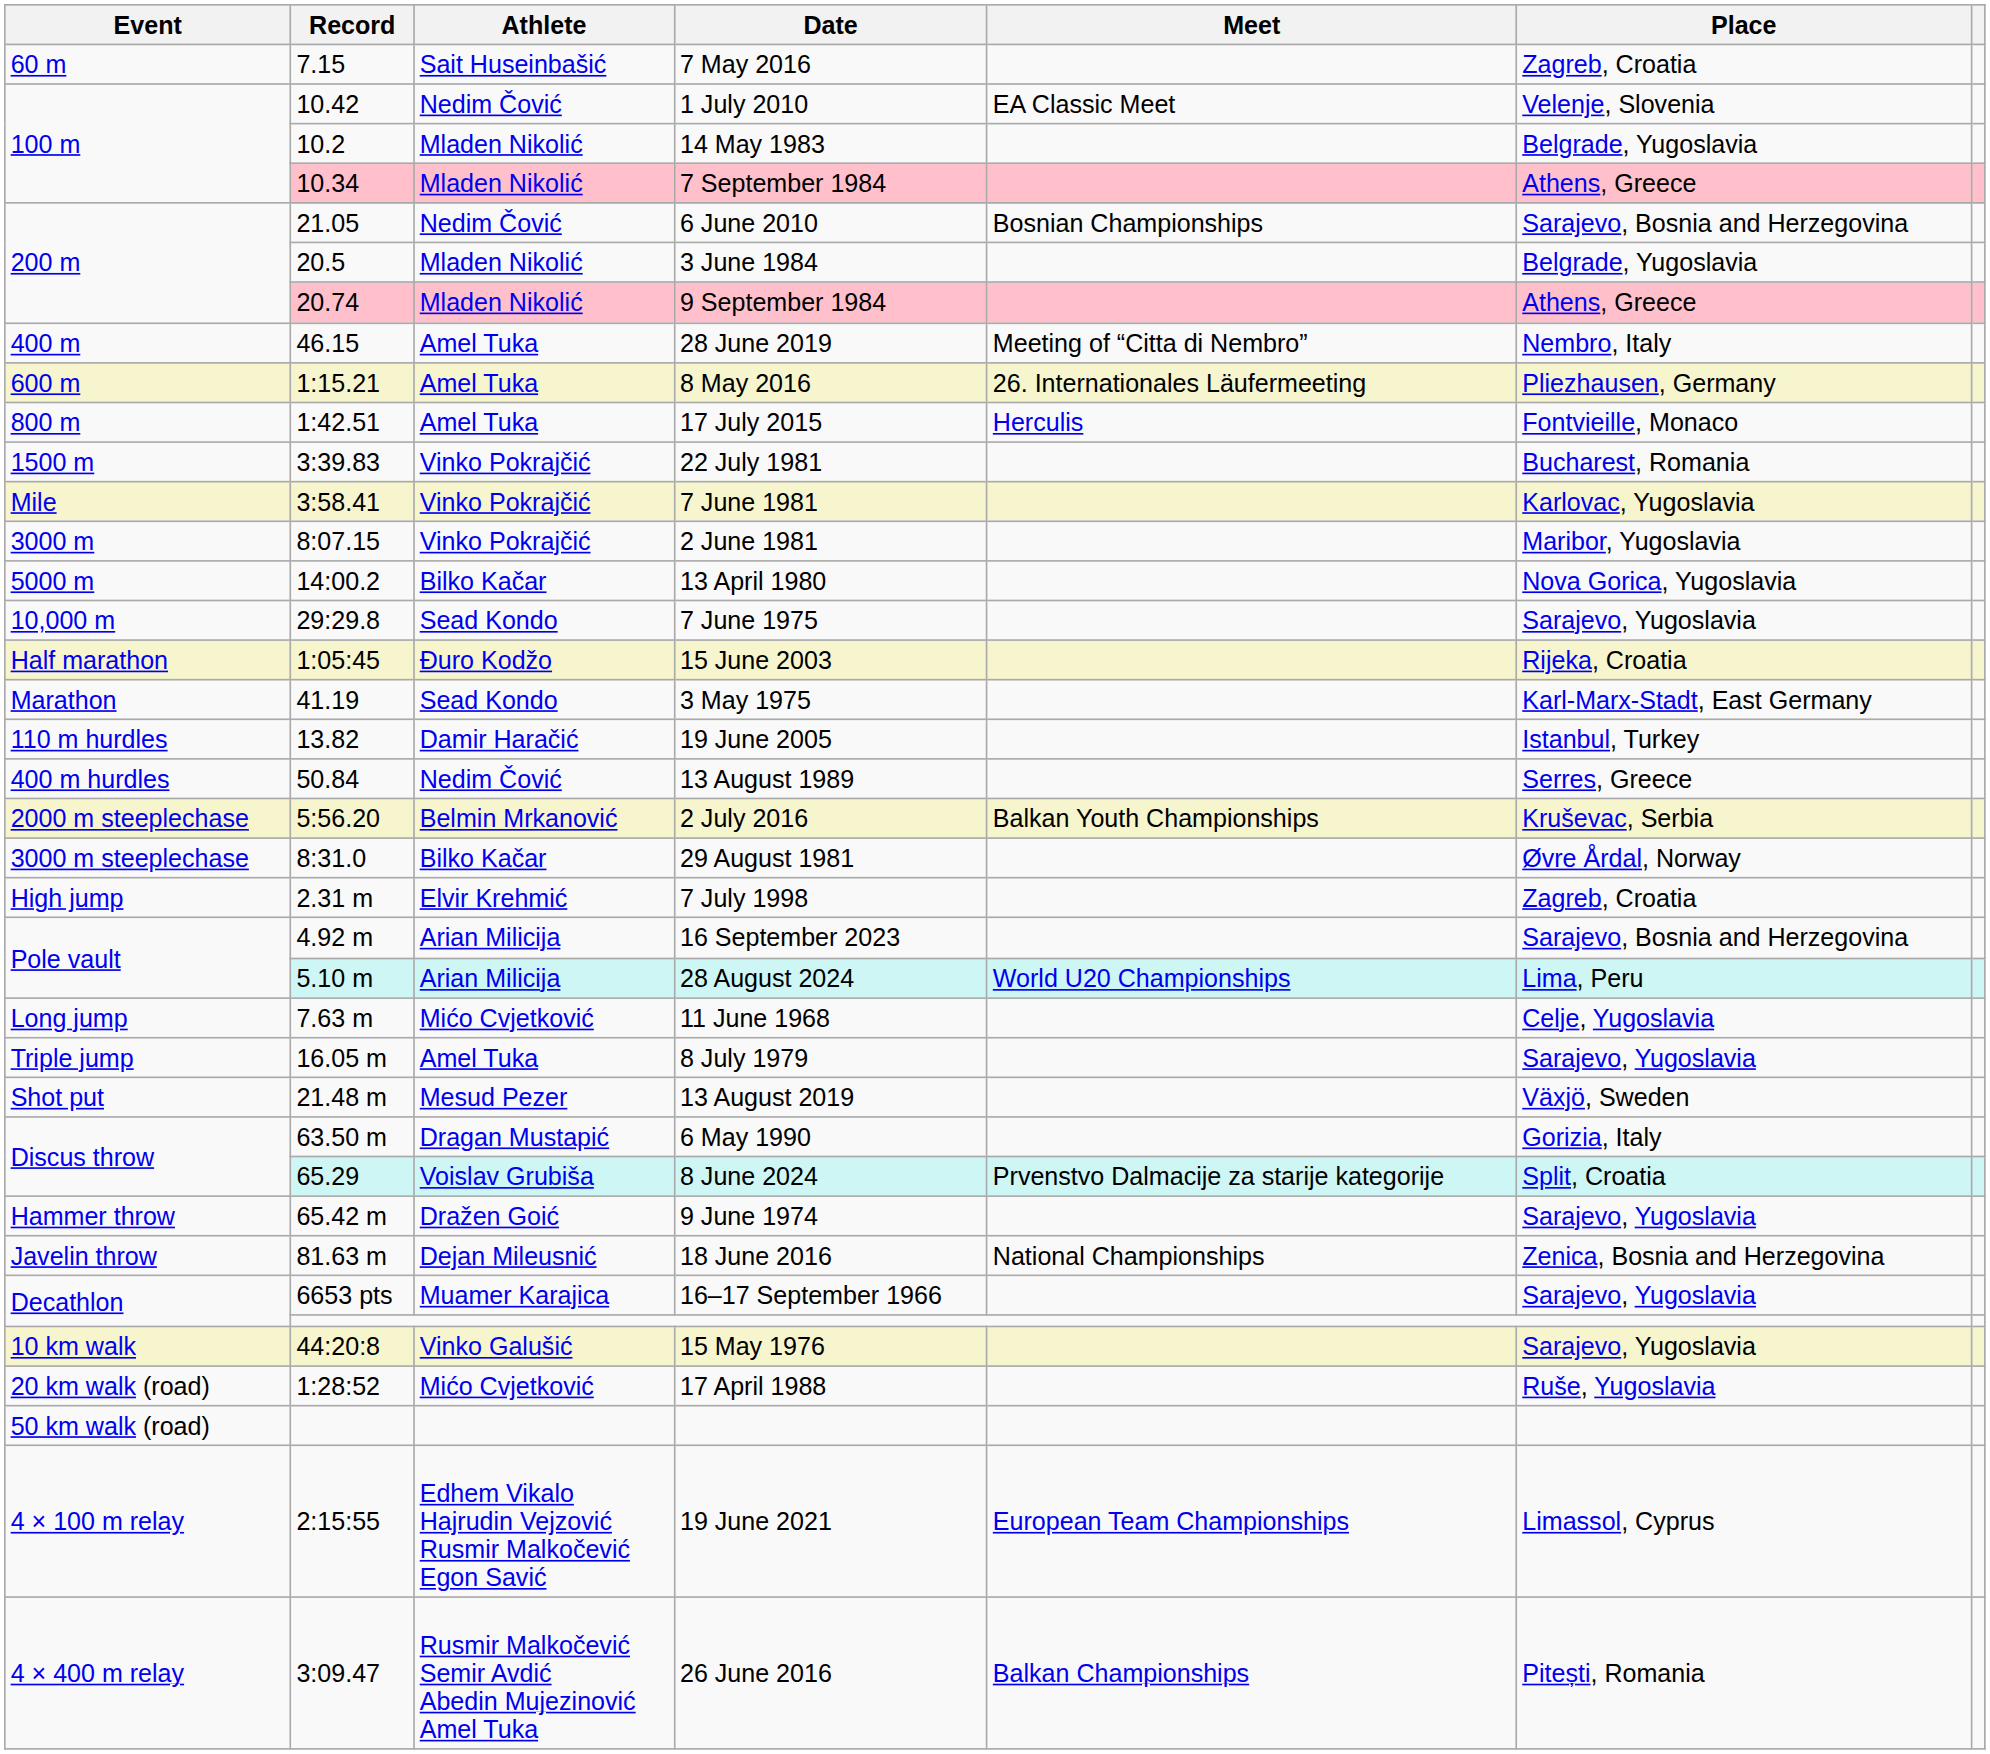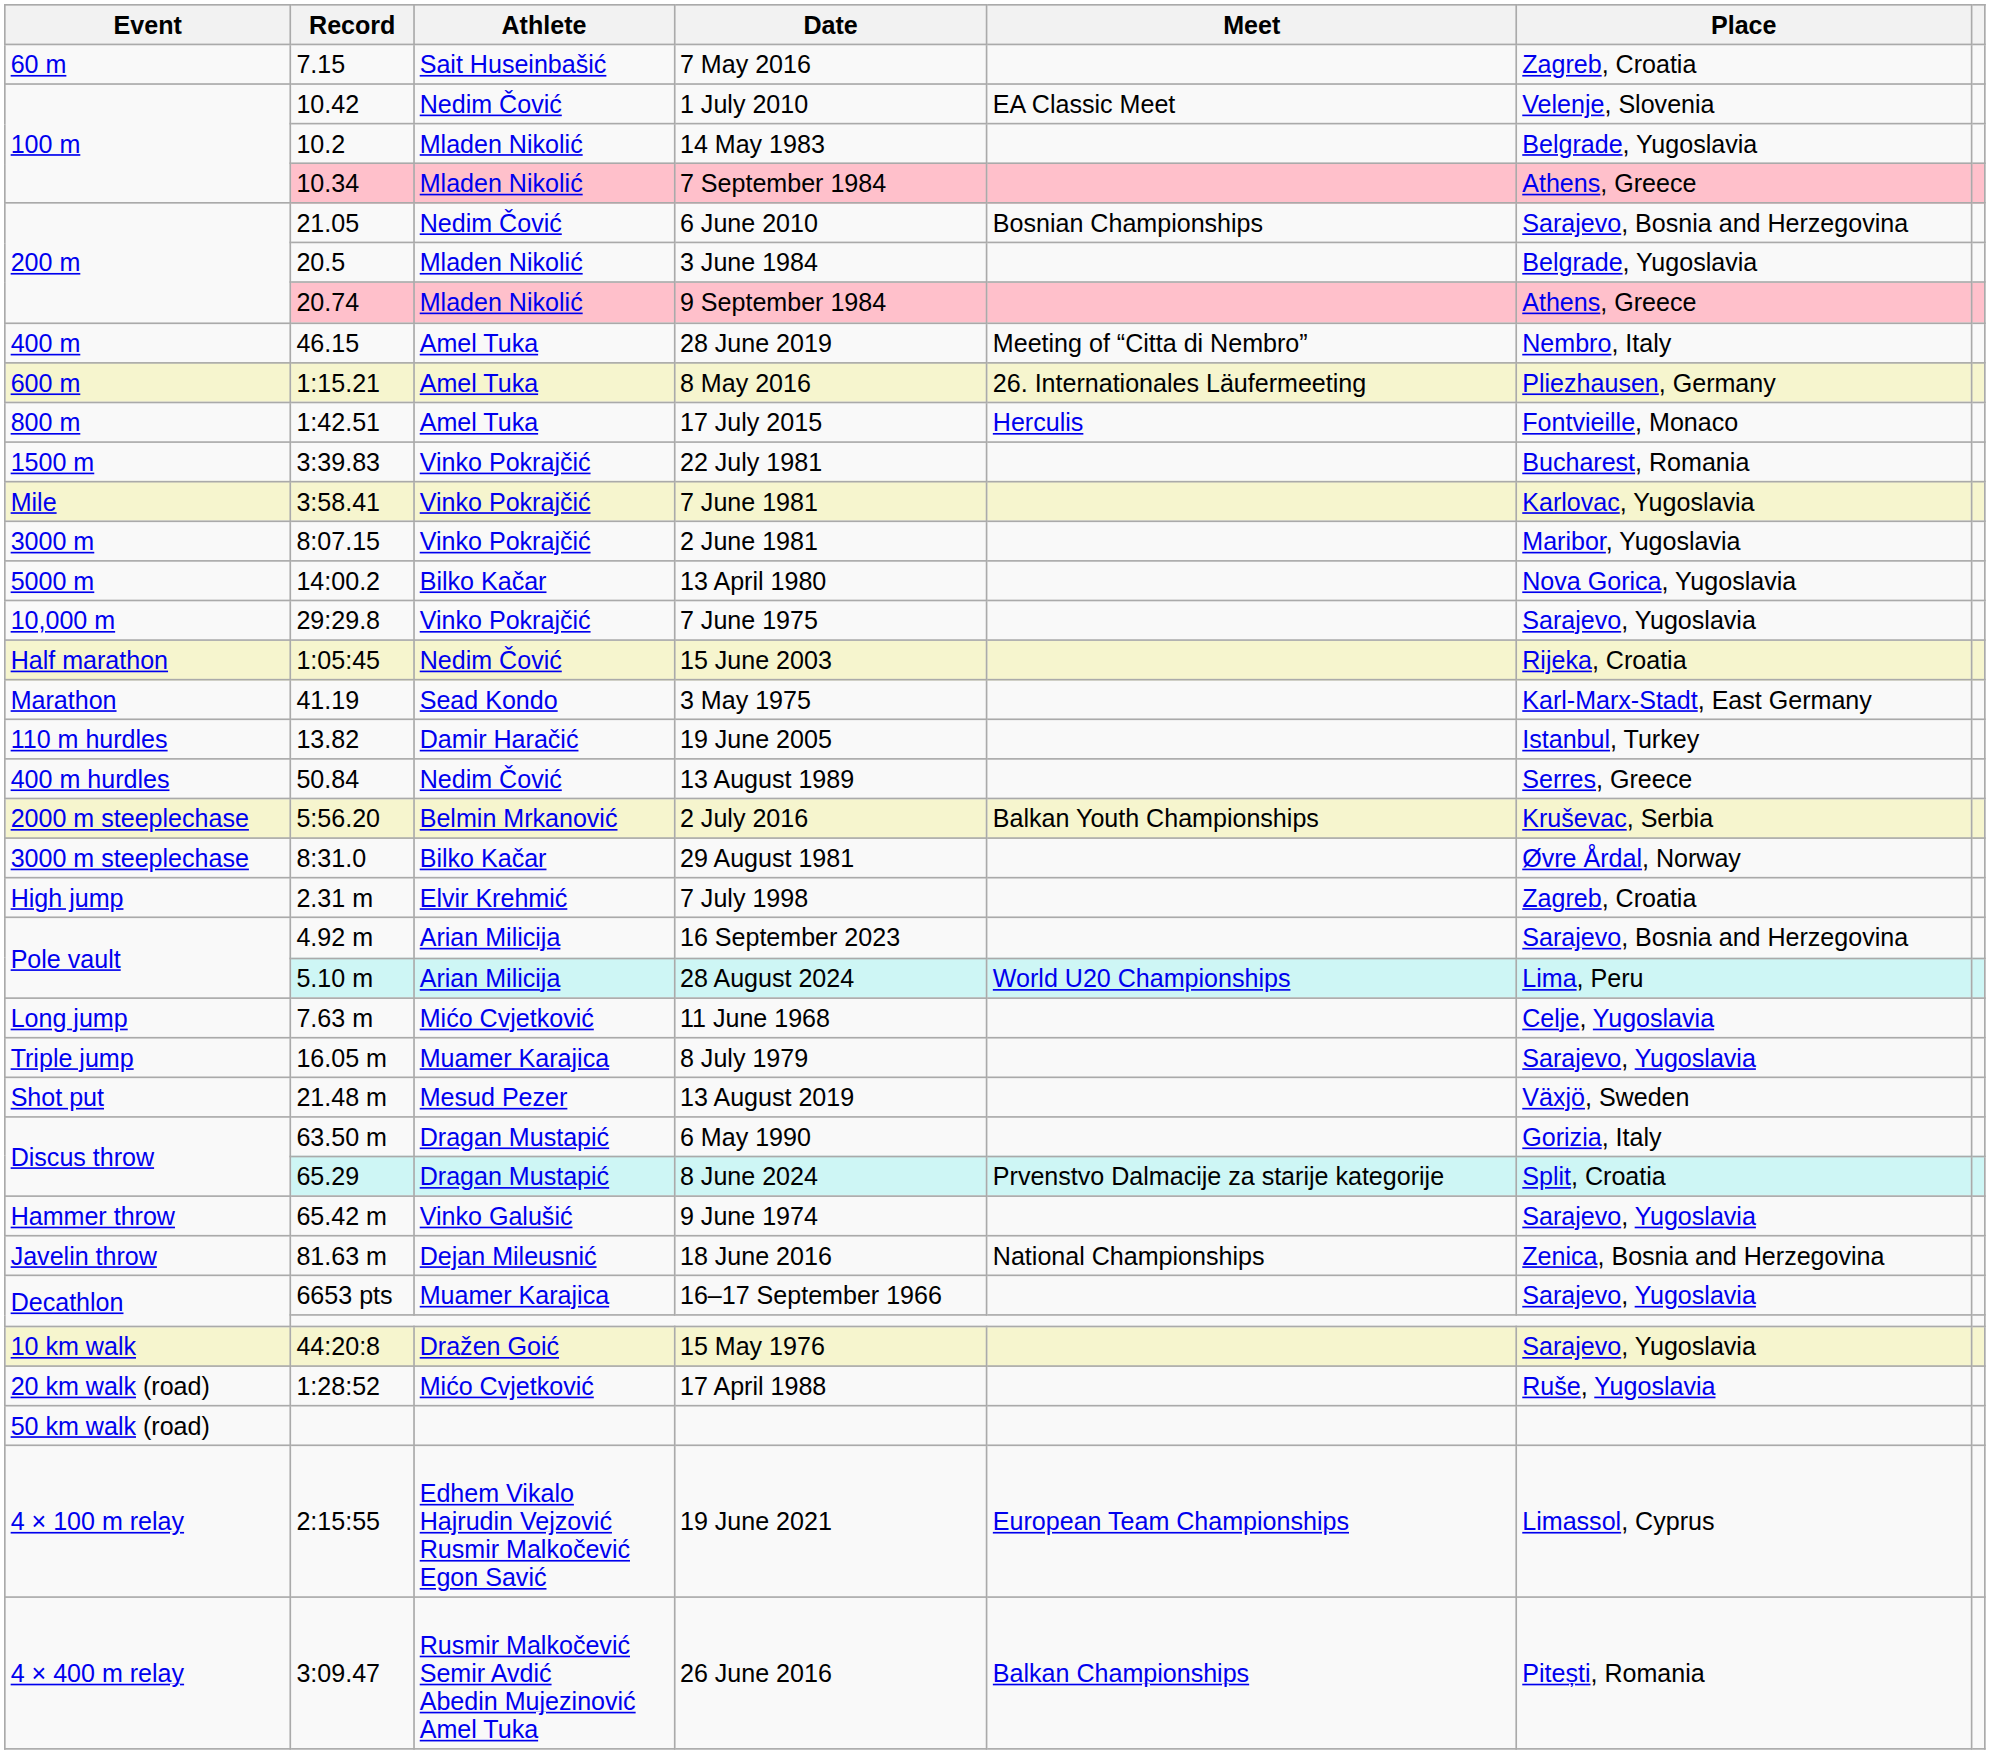(489, 620) Sead Kondo -> (505, 620) Vinko Pokrajčić
(486, 660) Đuro Kodžo -> (491, 660) Nedim Čović
(479, 1057) Amel Tuka -> (514, 1057) Muamer Karajica
(507, 1176) Voislav Grubiša -> (514, 1176) Dragan Mustapić
(489, 1216) Dražen Goić -> (496, 1216) Vinko Galušić
(496, 1347) Vinko Galušić -> (489, 1347) Dražen Goić
